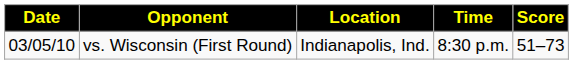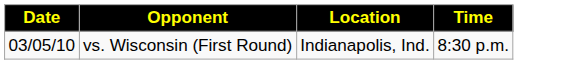- column: (541, 18)
